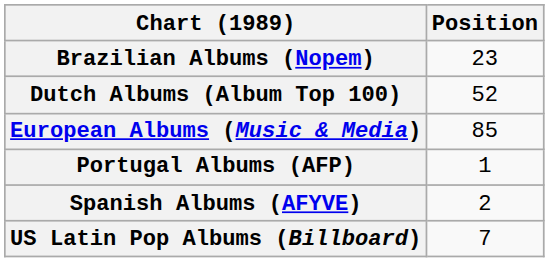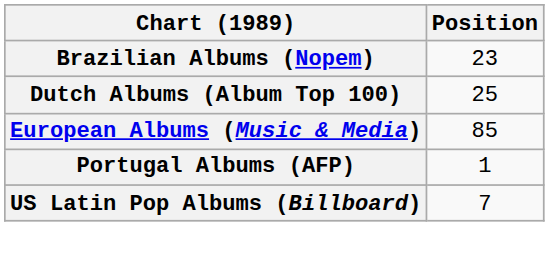(485, 95) 52 -> (485, 95) 25
- row: (216, 203)
